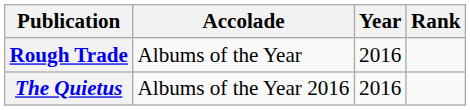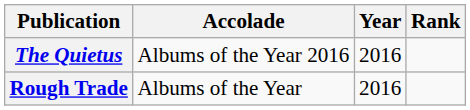rows swapped: (69, 88) <-> (69, 54)
